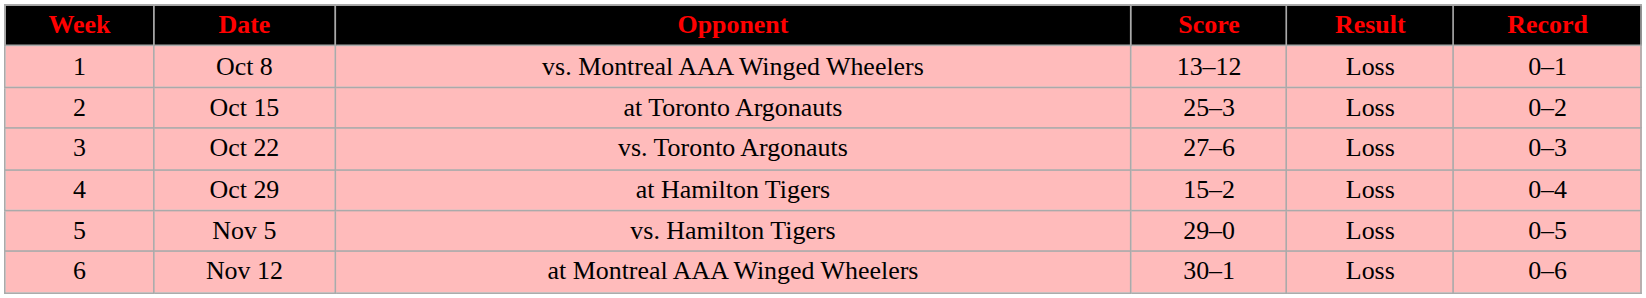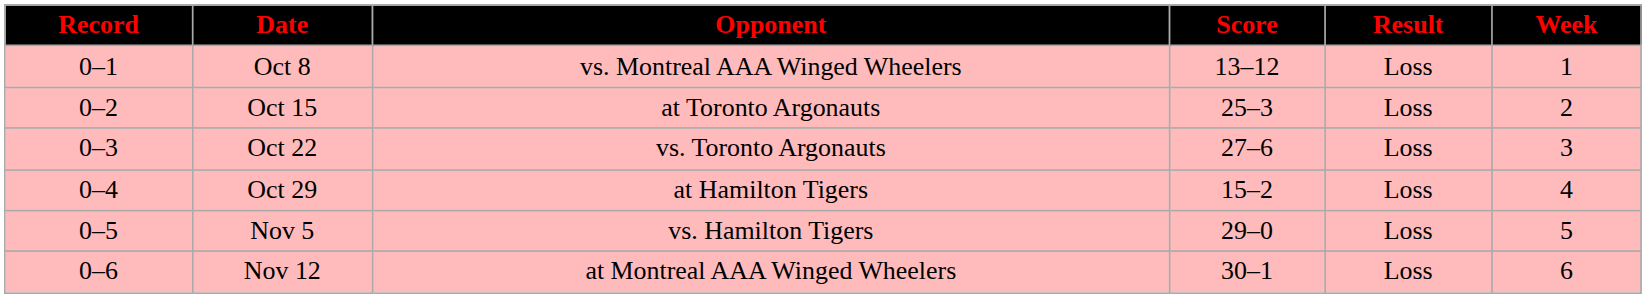columns swapped: (80, 25) <-> (1548, 25)
